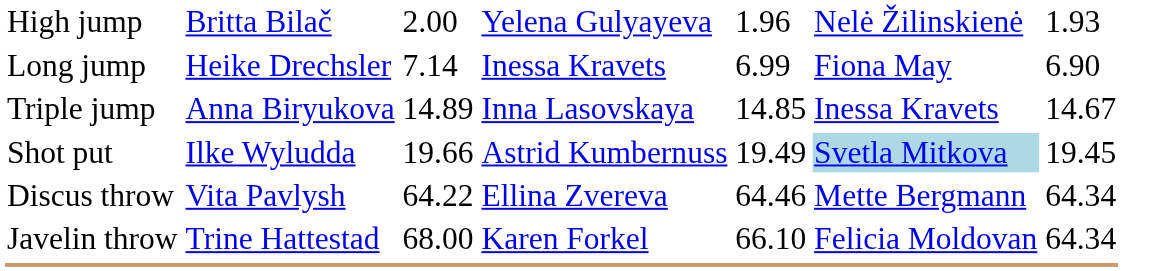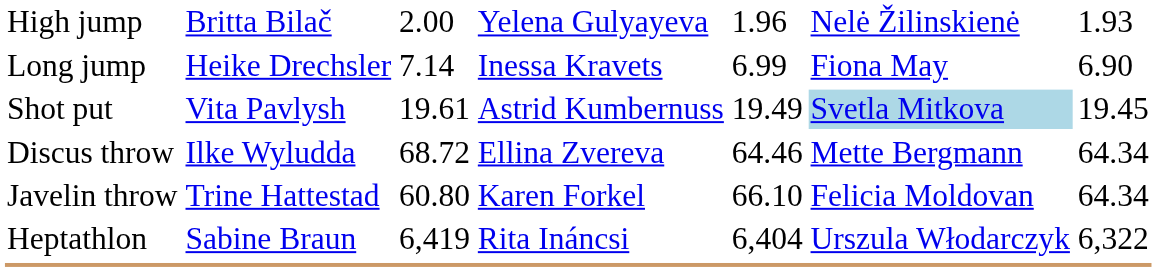- row: (81, 108)
(270, 152) Ilke Wyludda -> (266, 108) Vita Pavlysh
(438, 152) 19.66 -> (434, 108) 19.61
(266, 195) Vita Pavlysh -> (270, 152) Ilke Wyludda
(438, 195) 64.22 -> (434, 152) 68.72
(438, 238) 68.00 -> (434, 195) 60.80
+ row: (77, 238)
